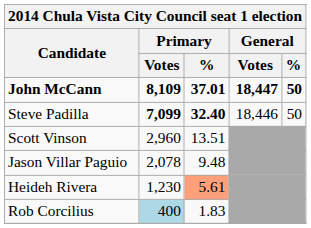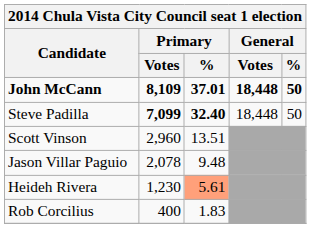(257, 89) 18,447 -> (257, 89) 18,448
(257, 114) 18,446 -> (257, 114) 18,448
(169, 211) lightblue background -> (169, 211) no background
